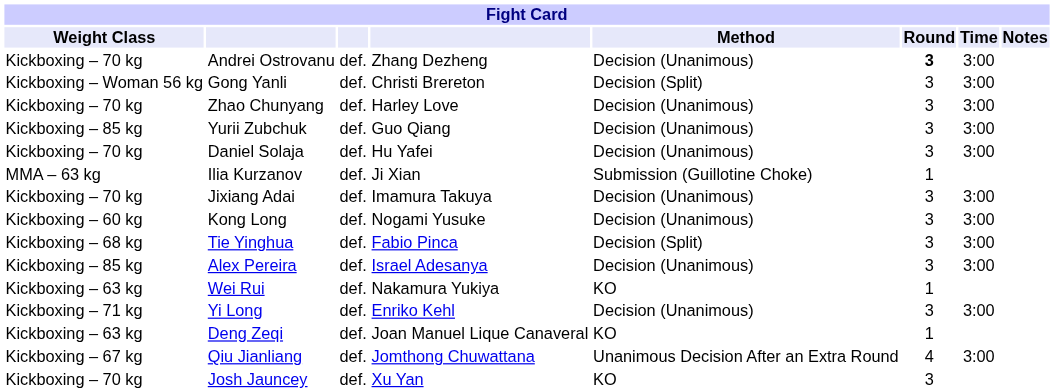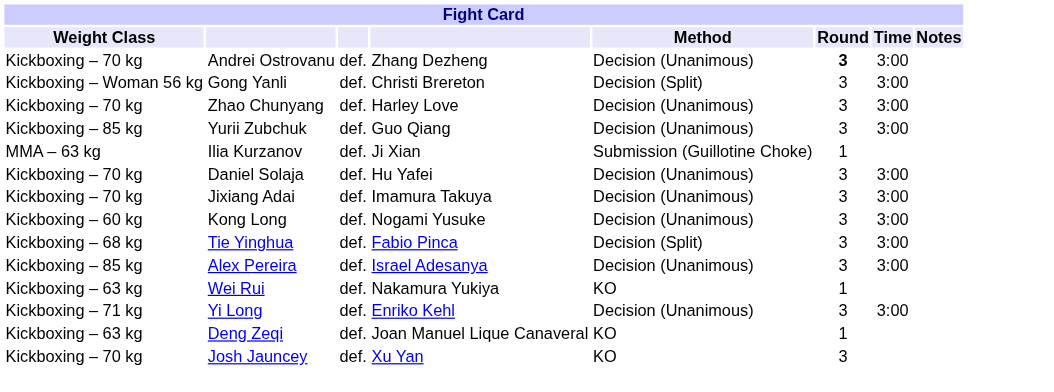rows swapped: (256, 151) <-> (255, 174)
- row: (255, 357)
